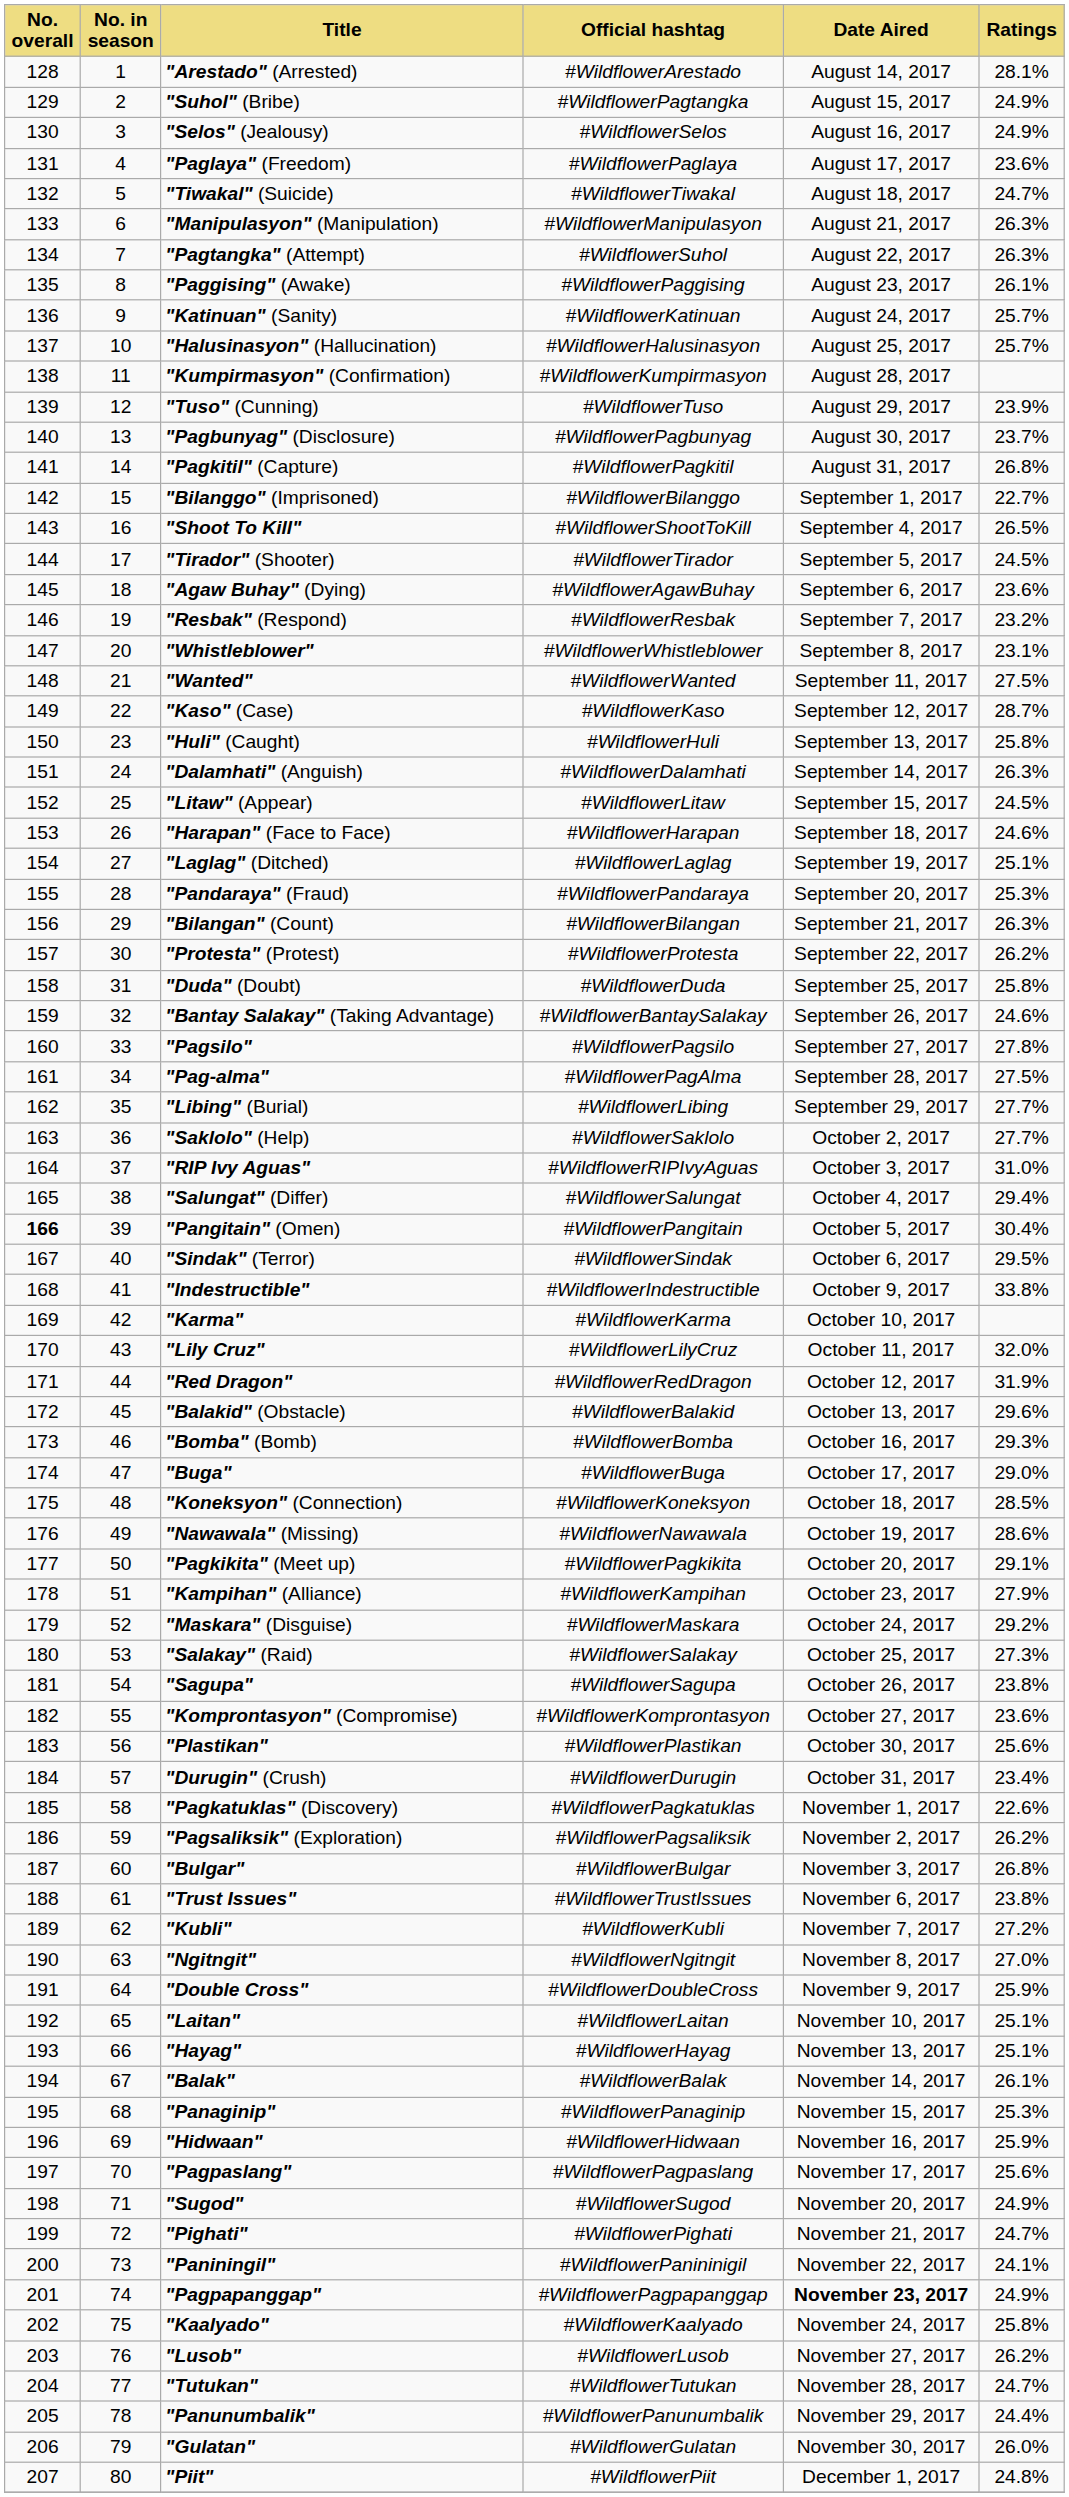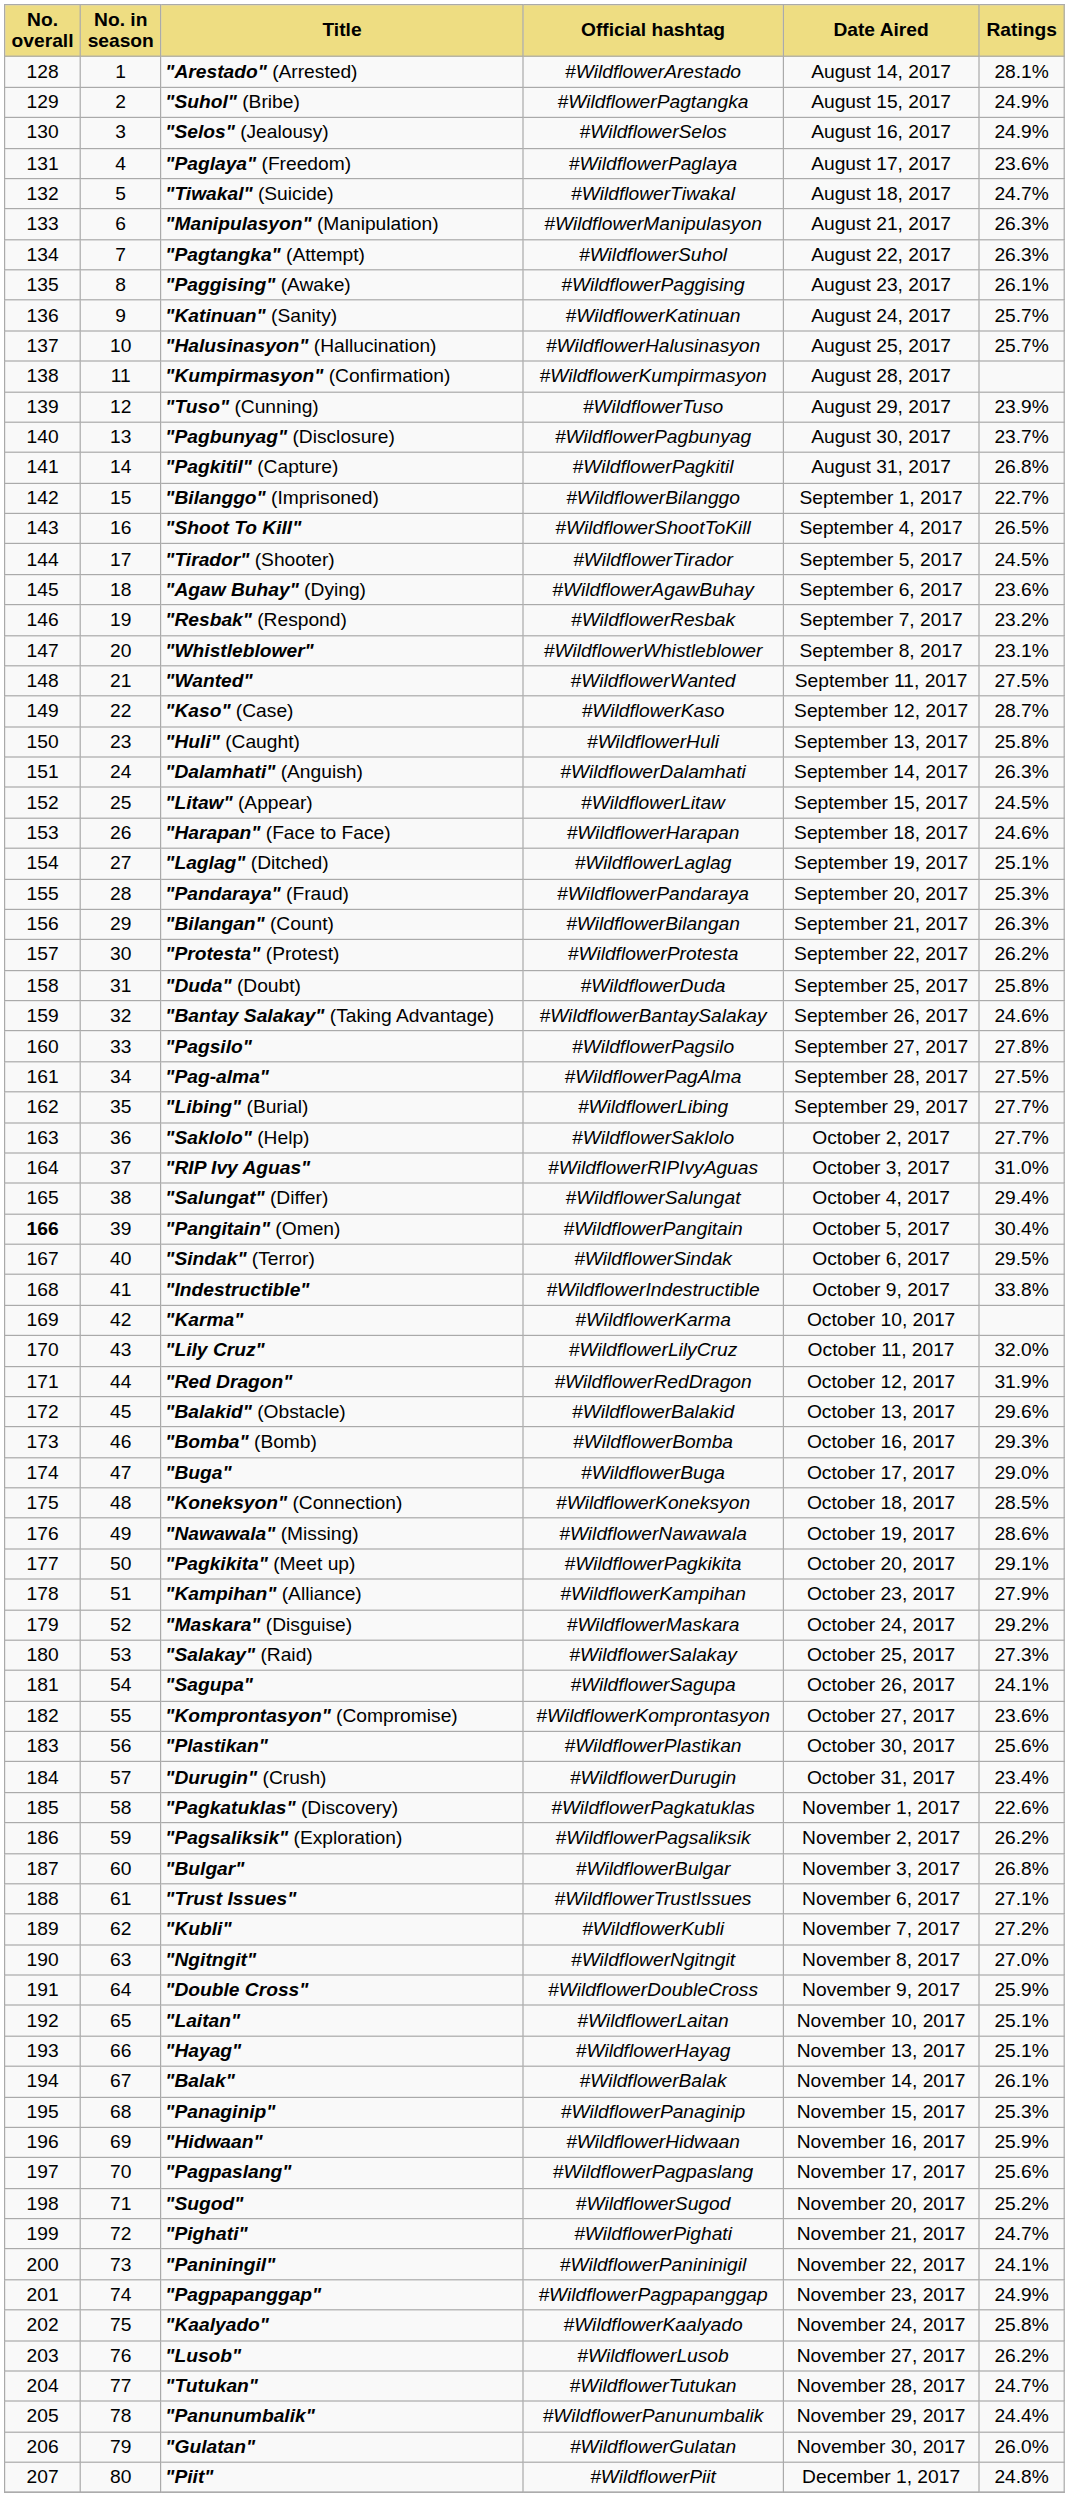(1022, 1685) 23.8% -> (1022, 1685) 24.1%
(1022, 1898) 23.8% -> (1022, 1898) 27.1%
(1022, 2203) 24.9% -> (1022, 2203) 25.2%
(881, 2294) bold -> (881, 2294) normal
